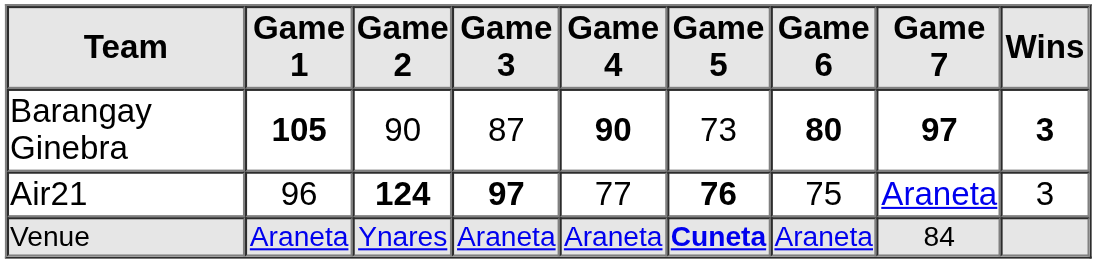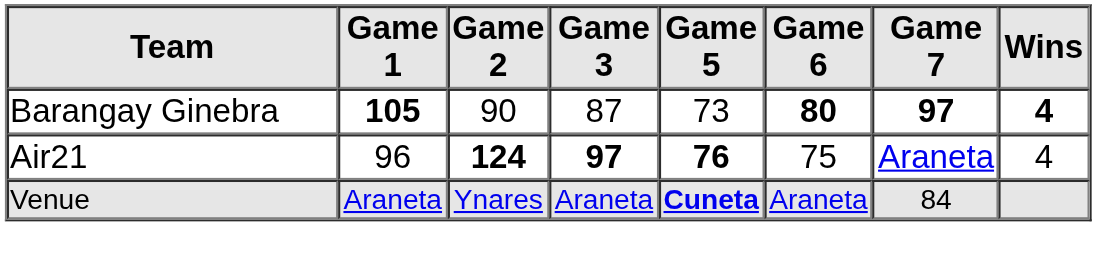- column: (613, 46)
(1045, 129) 3 -> (1044, 111) 4
(1045, 193) 3 -> (1044, 156) 4
